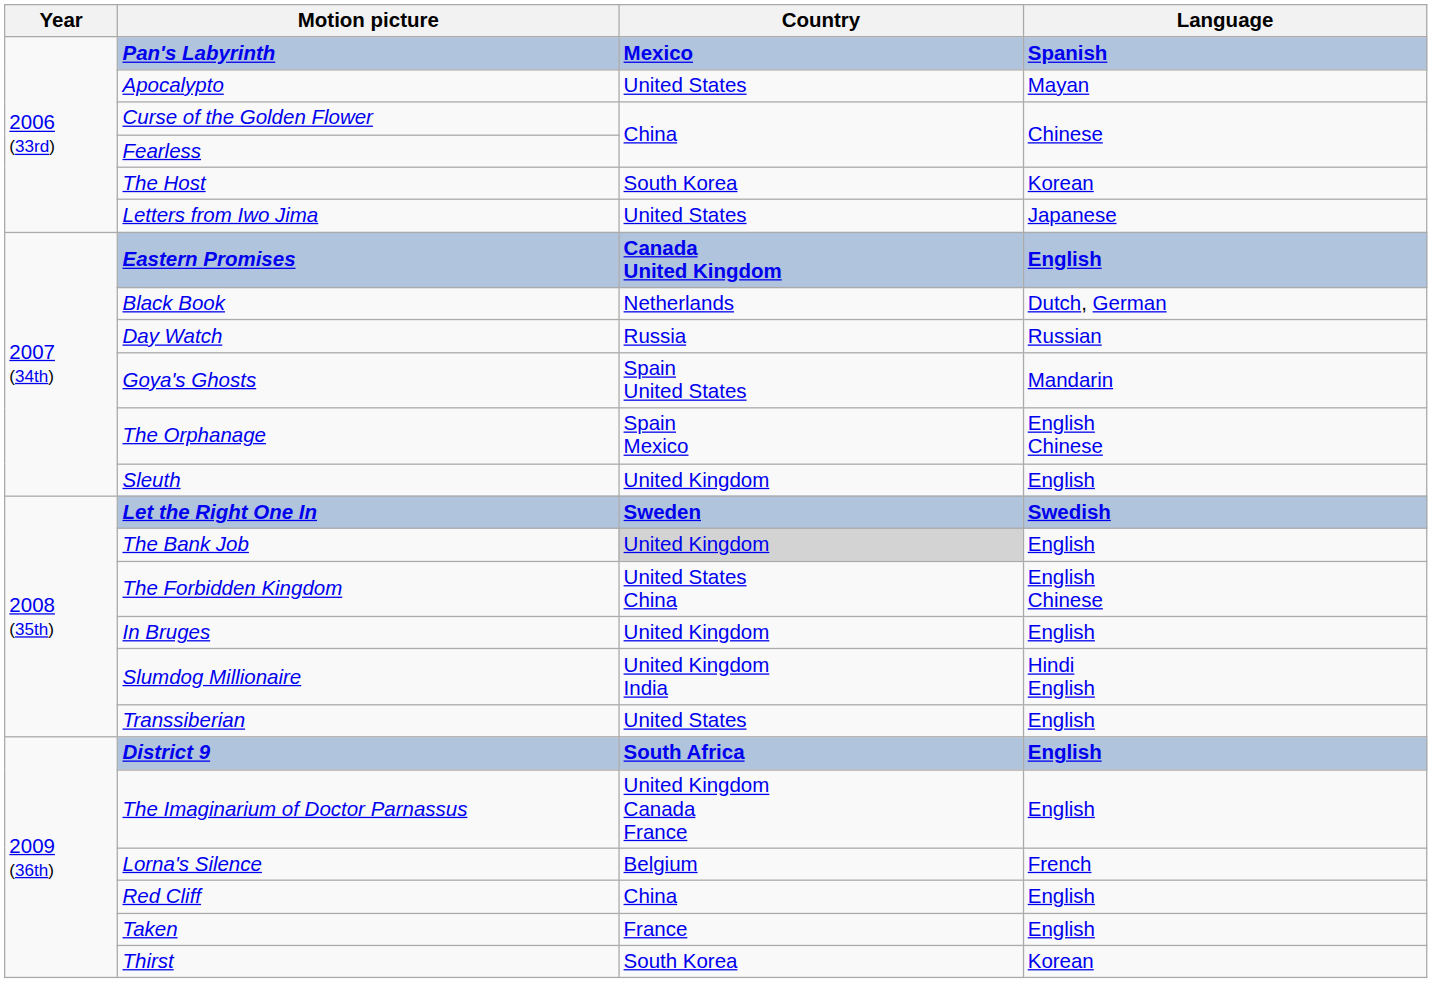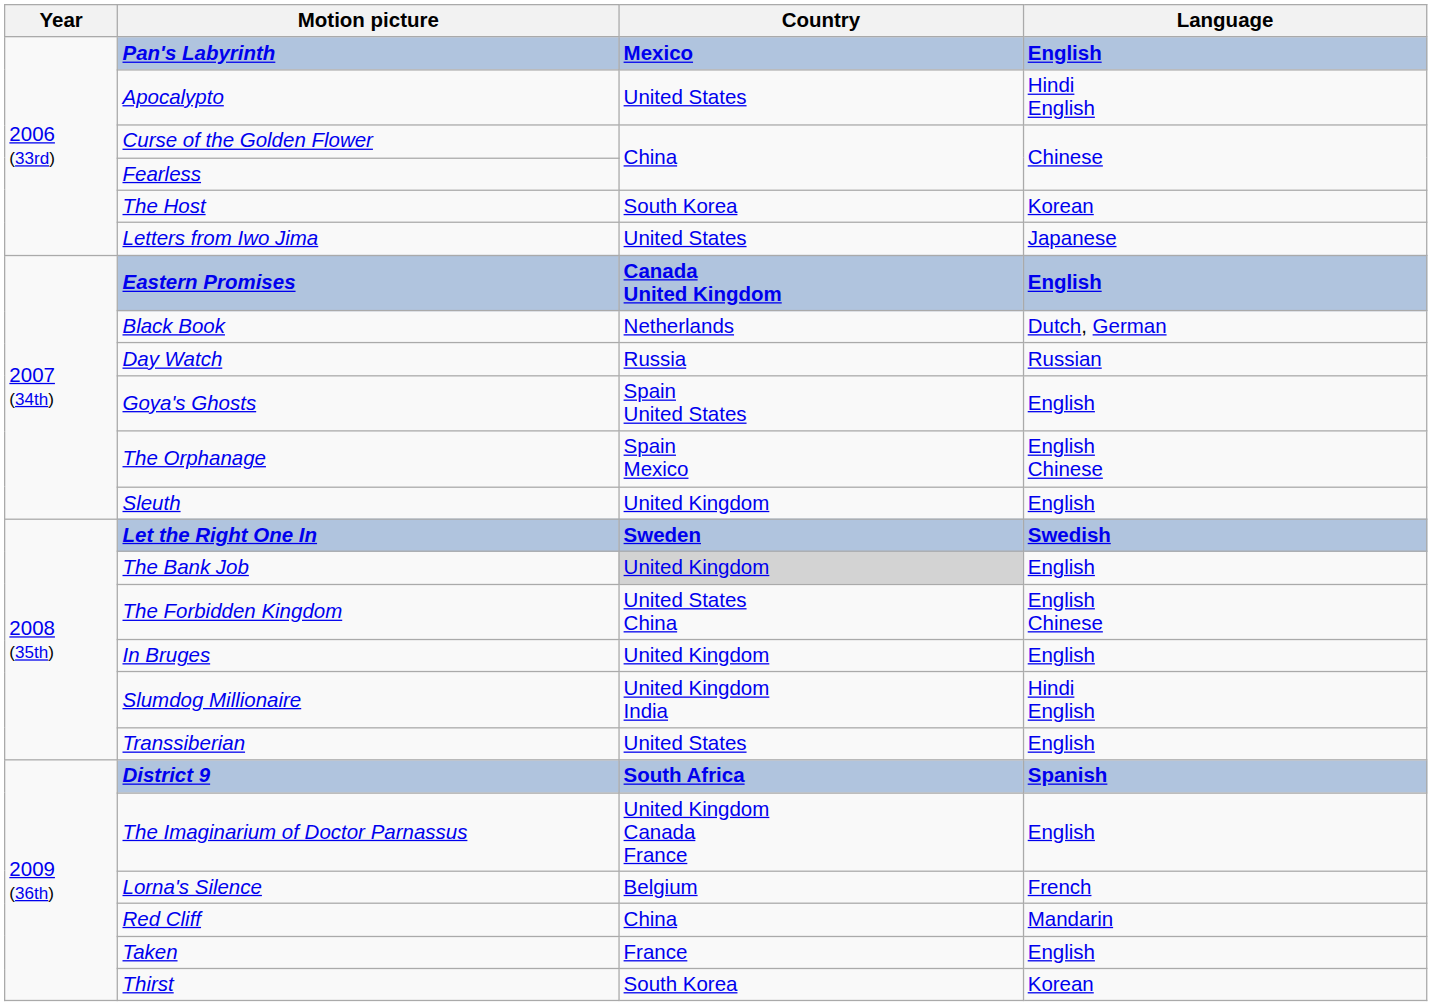(1068, 53) Spanish -> (1065, 53) English
(1058, 85) Mayan -> (1061, 97) Hindi English
(1070, 380) Mandarin -> (1061, 403) English
(1065, 753) English -> (1068, 776) Spanish
(1061, 896) English -> (1070, 919) Mandarin
